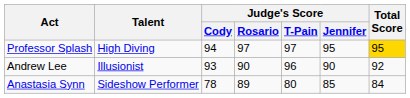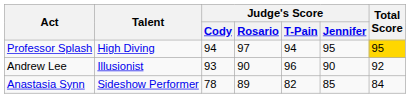(290, 48) 97 -> (290, 48) 94
(290, 84) 80 -> (290, 84) 82
